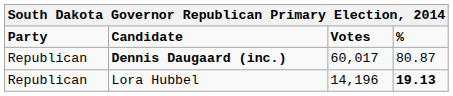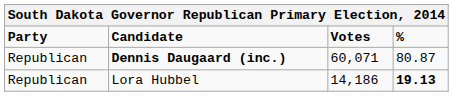(354, 59) 60,017 -> (354, 59) 60,071
(354, 80) 14,196 -> (354, 80) 14,186
